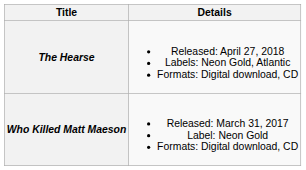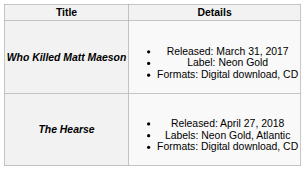rows swapped: (67, 129) <-> (67, 57)
